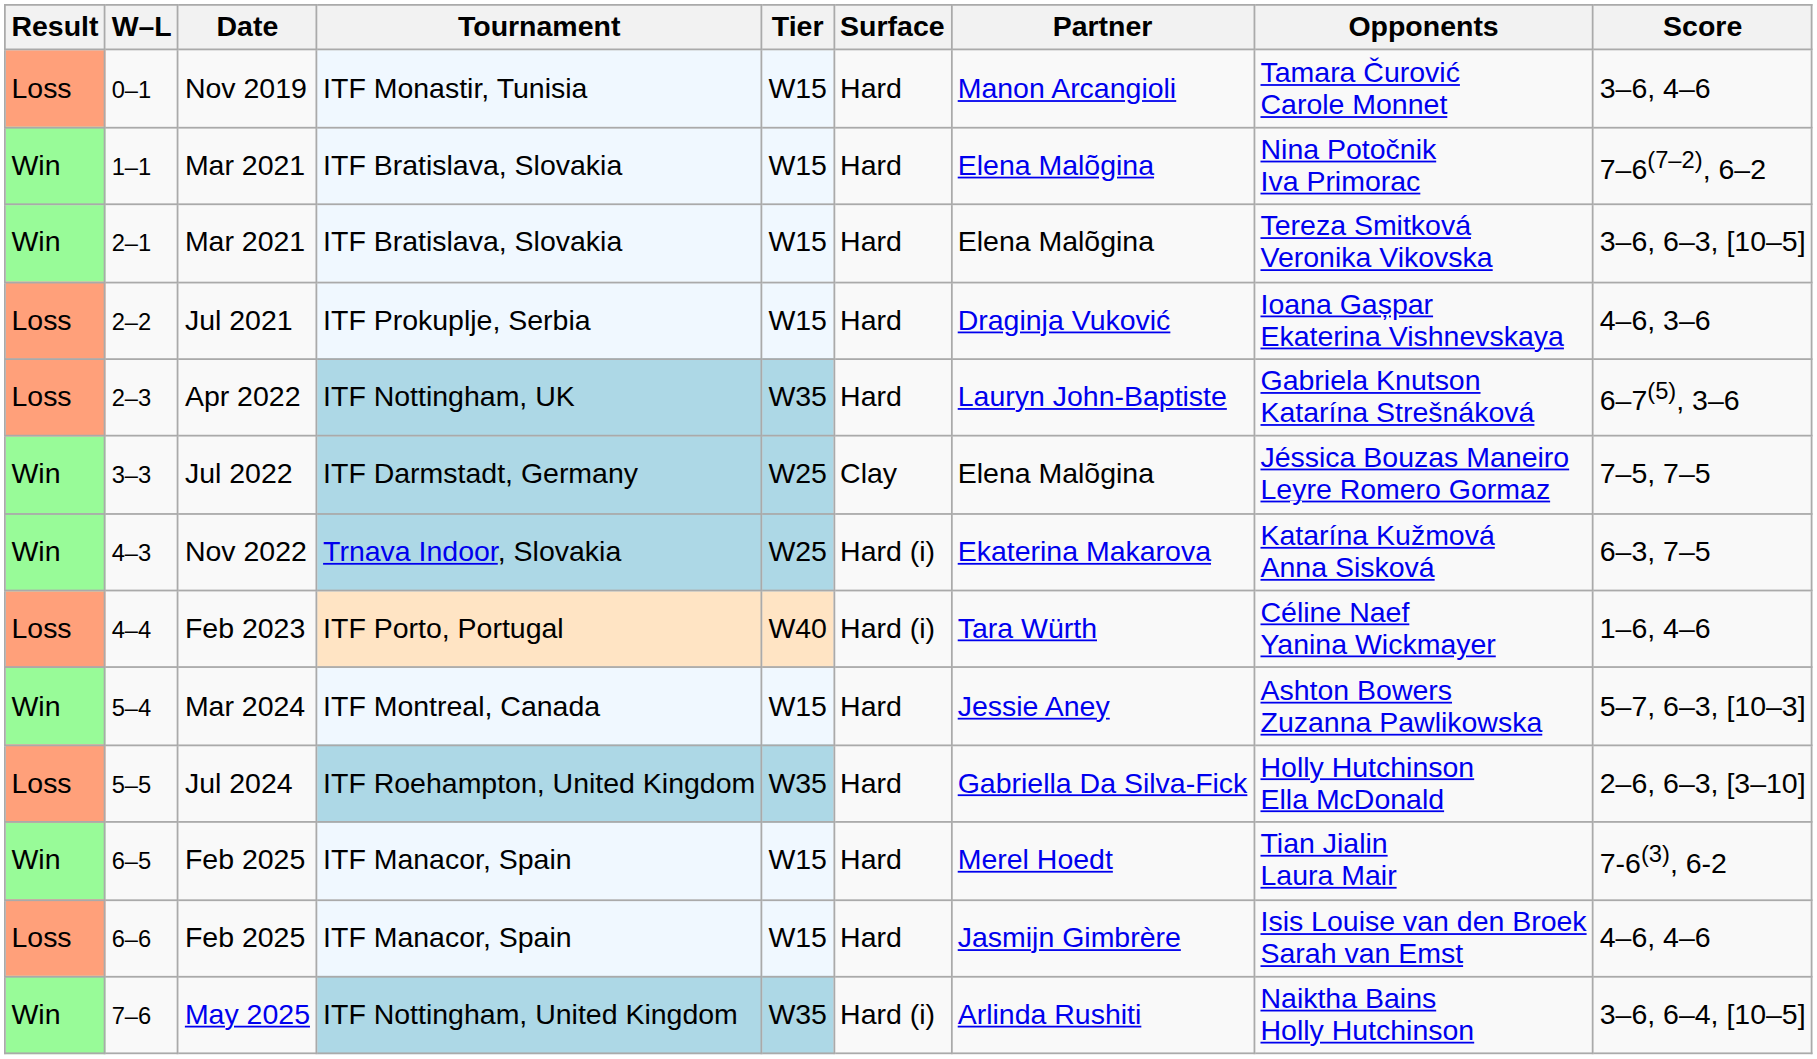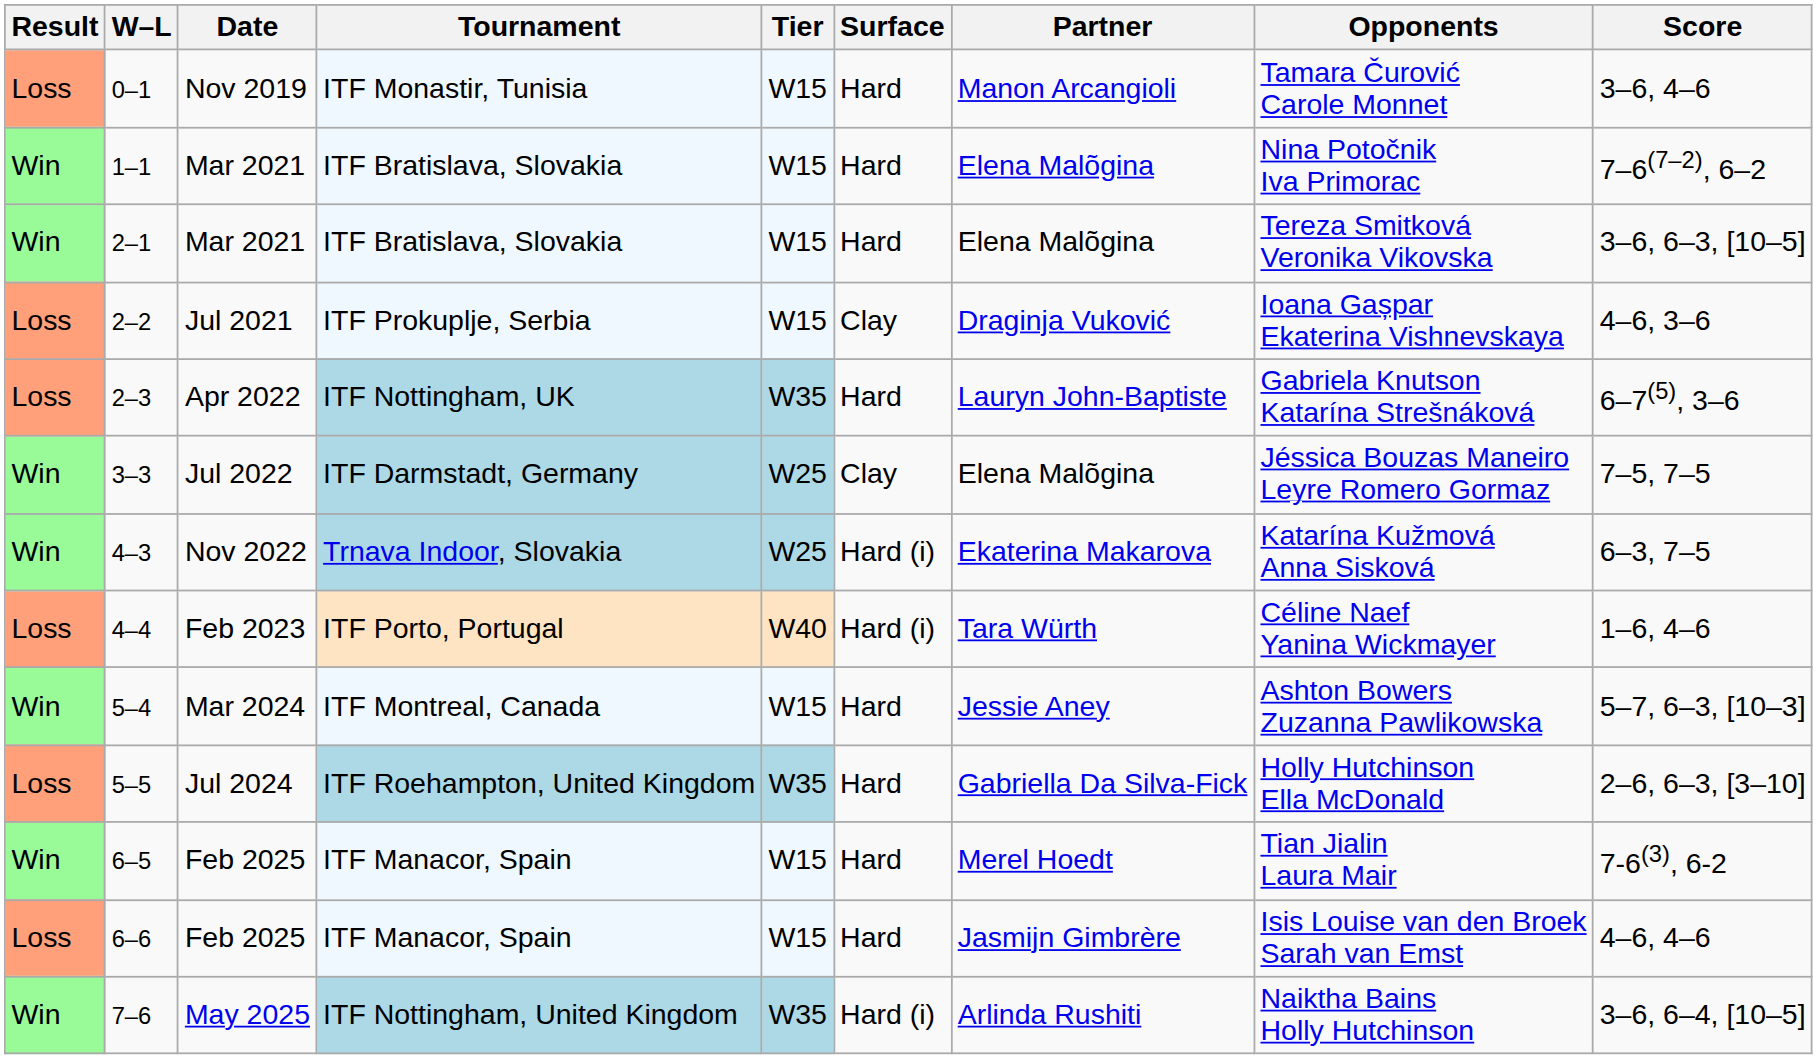(871, 319) Hard -> (869, 319) Clay
